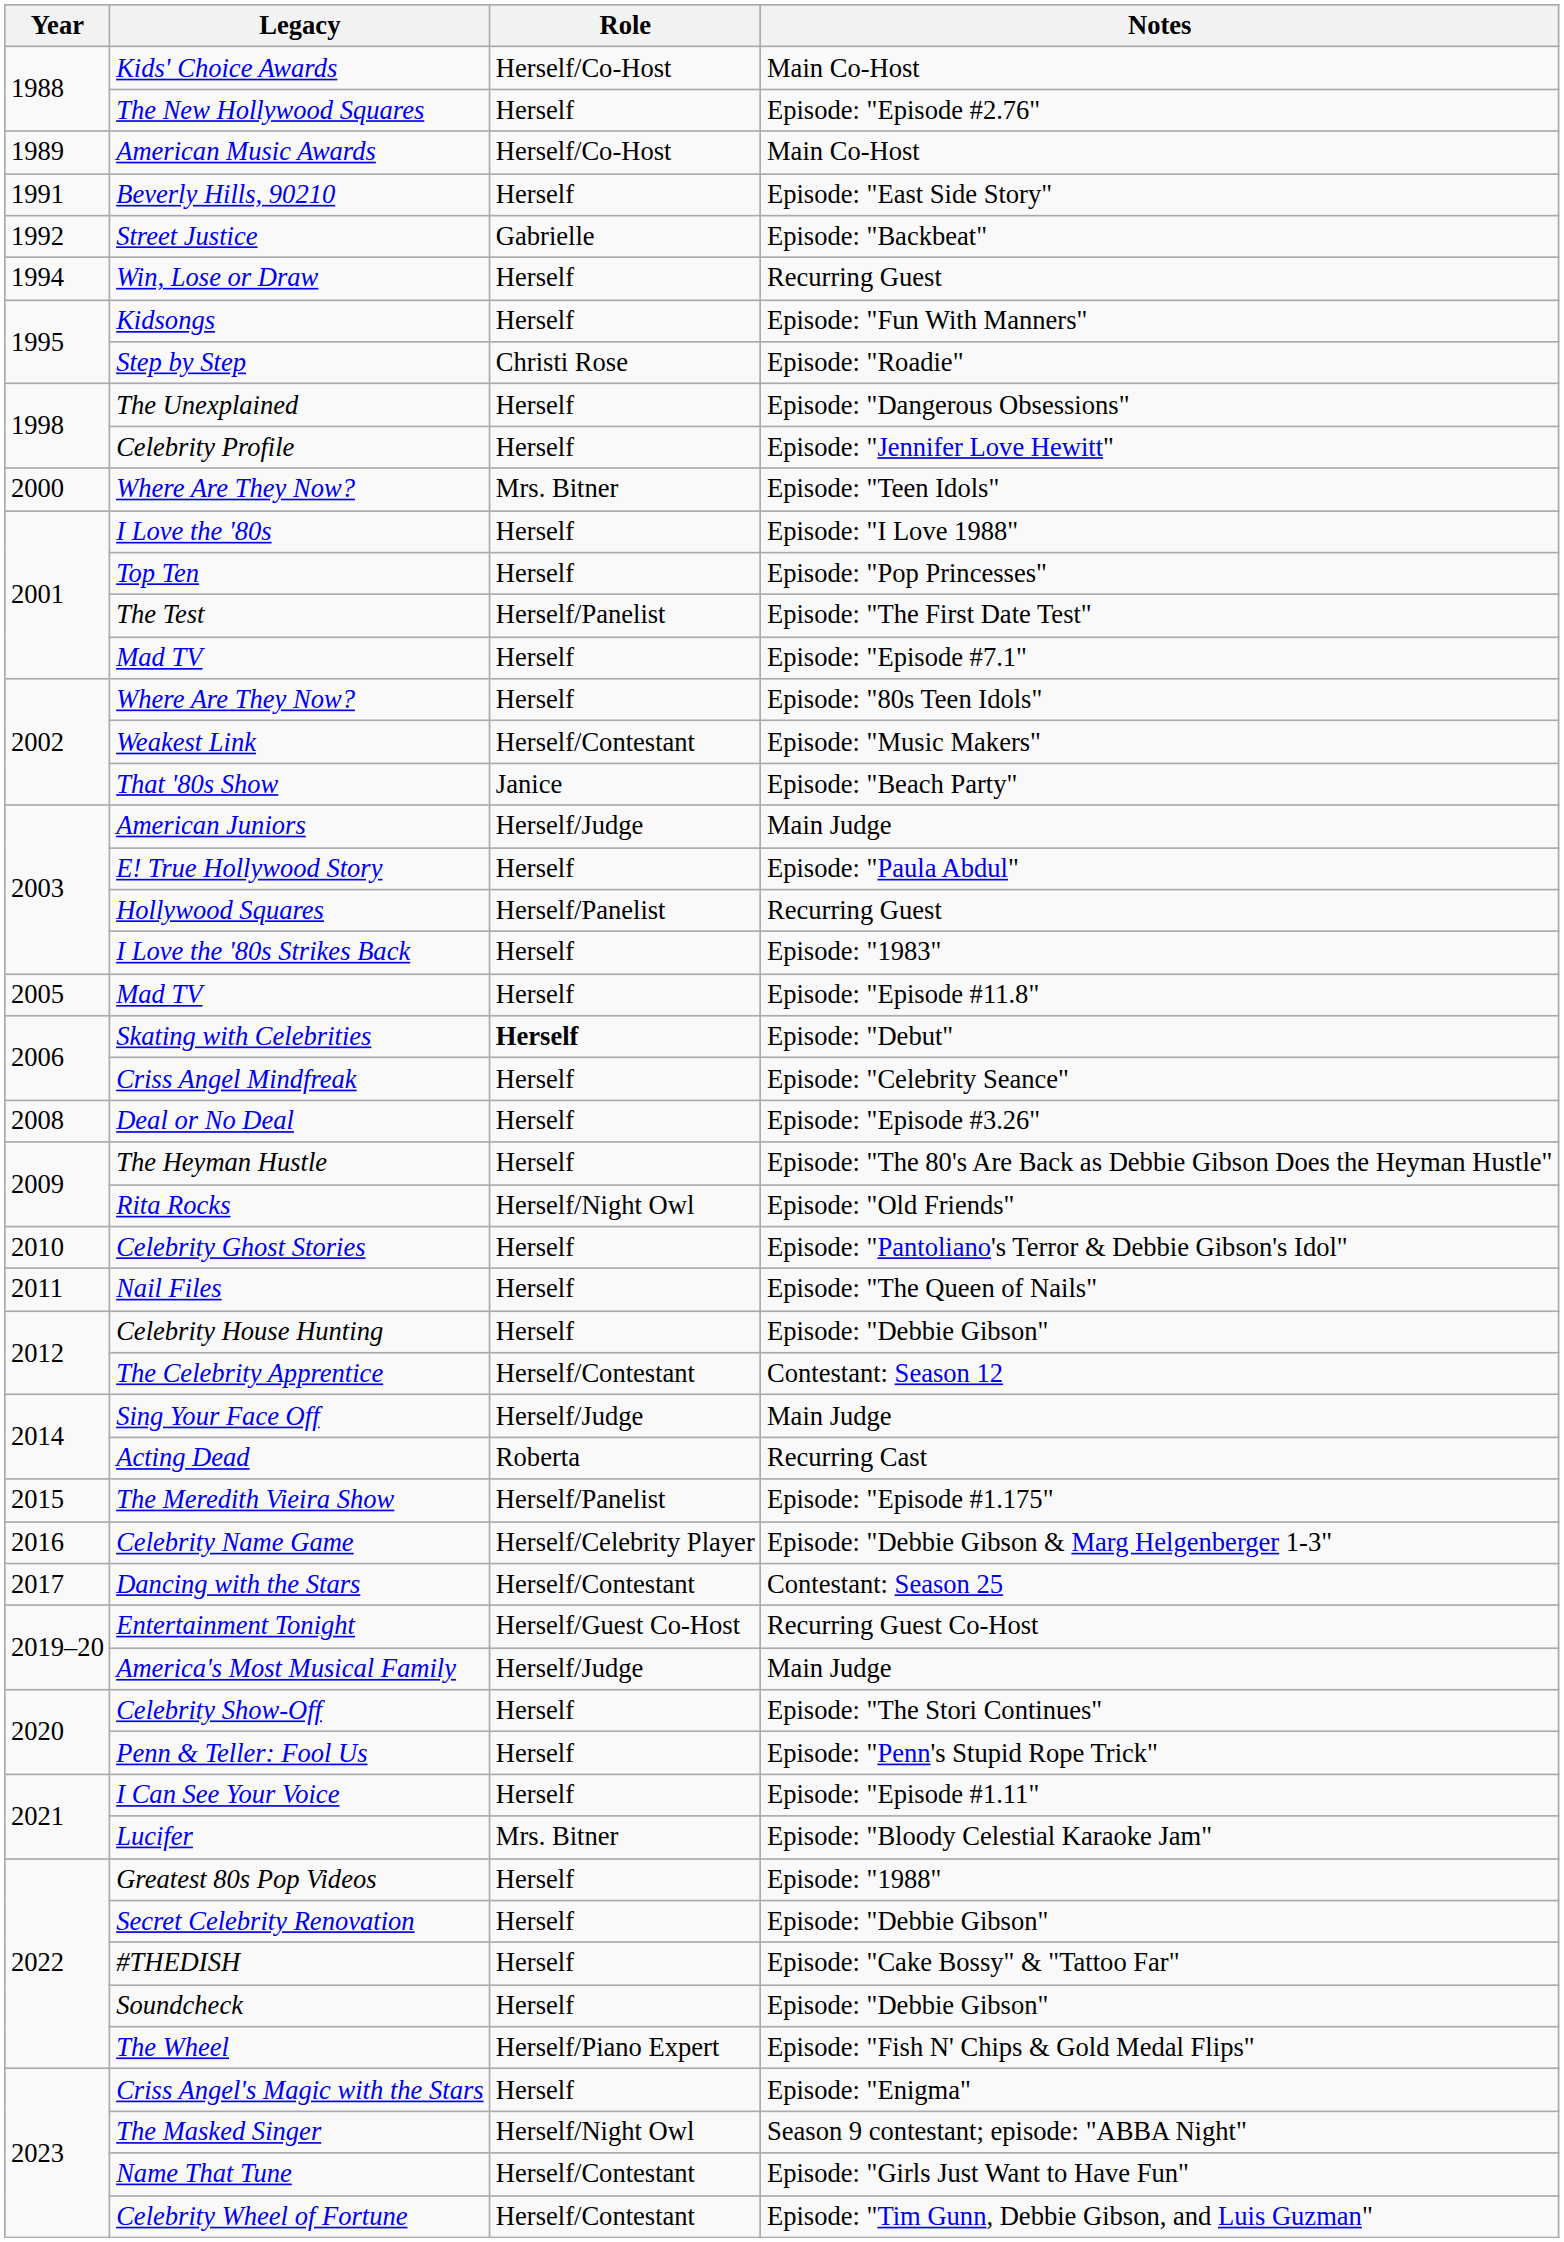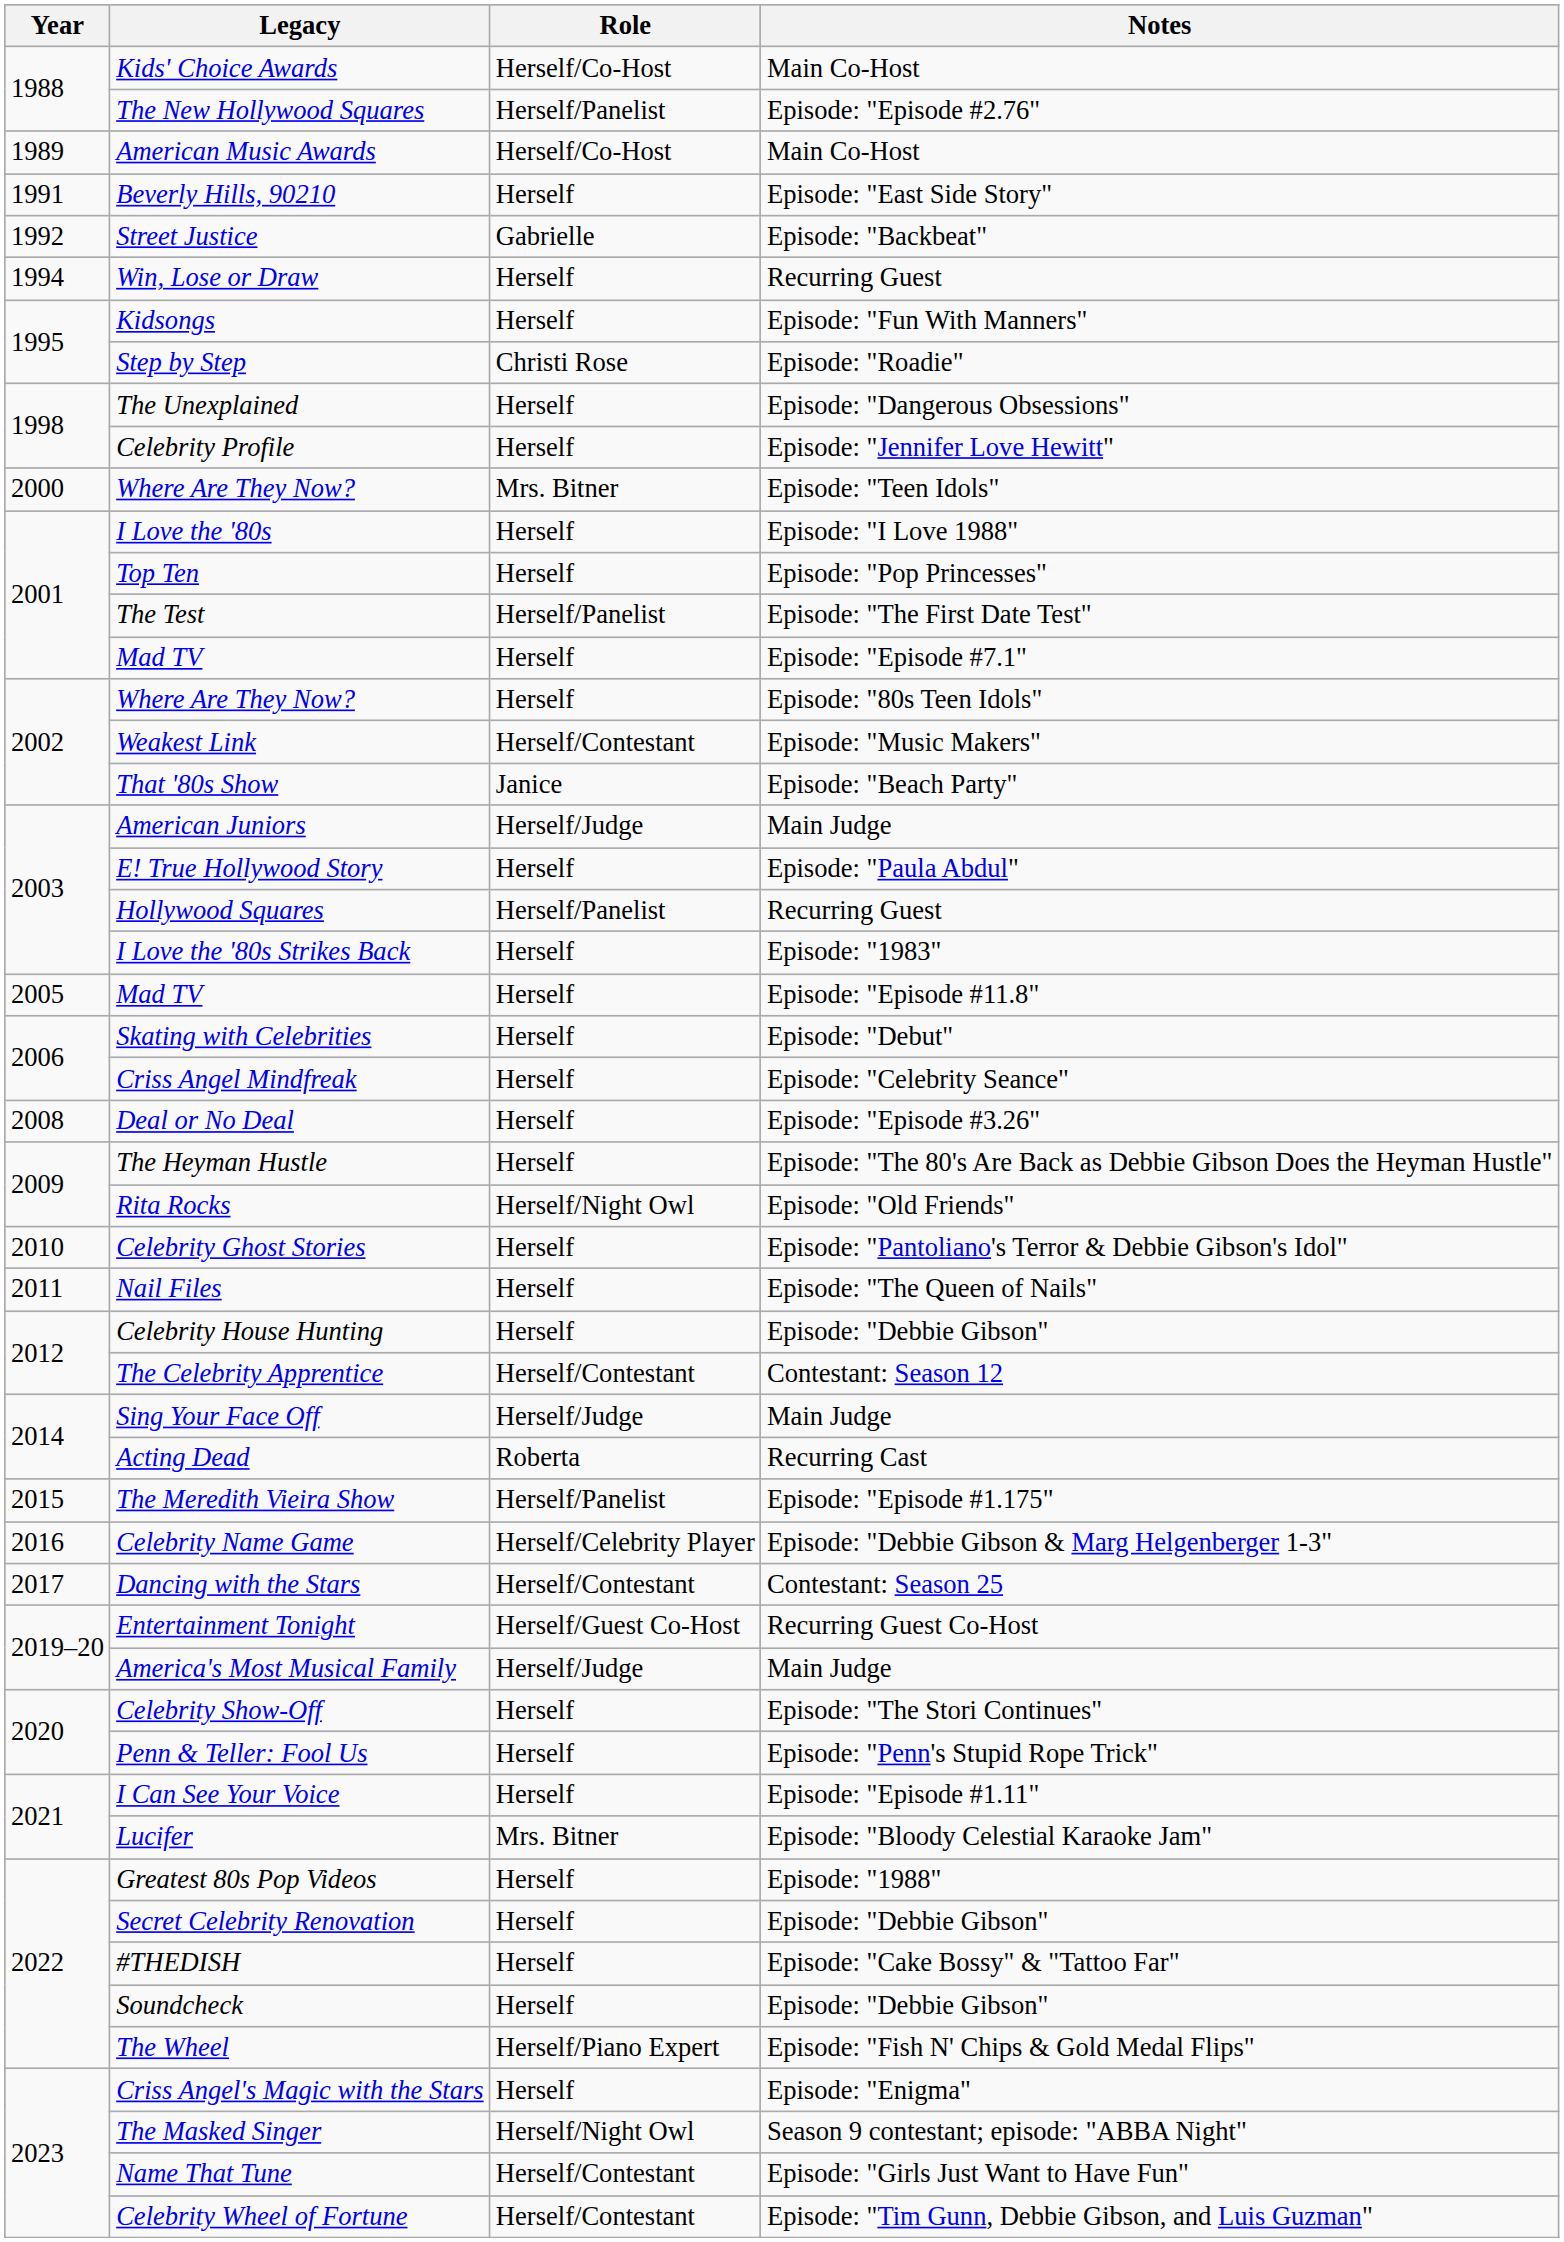(535, 109) Herself -> (581, 109) Herself/Panelist
(537, 1036) bold -> (535, 1036) normal
